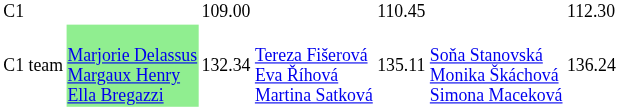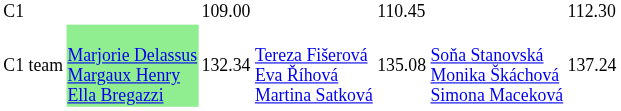(401, 65) 135.11 -> (402, 65) 135.08
(591, 65) 136.24 -> (592, 65) 137.24
